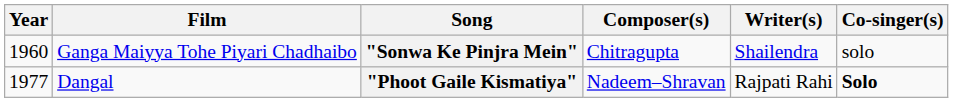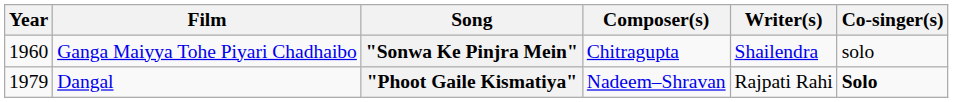(29, 81) 1977 -> (29, 81) 1979
